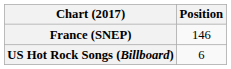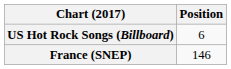rows swapped: (91, 34) <-> (91, 54)
